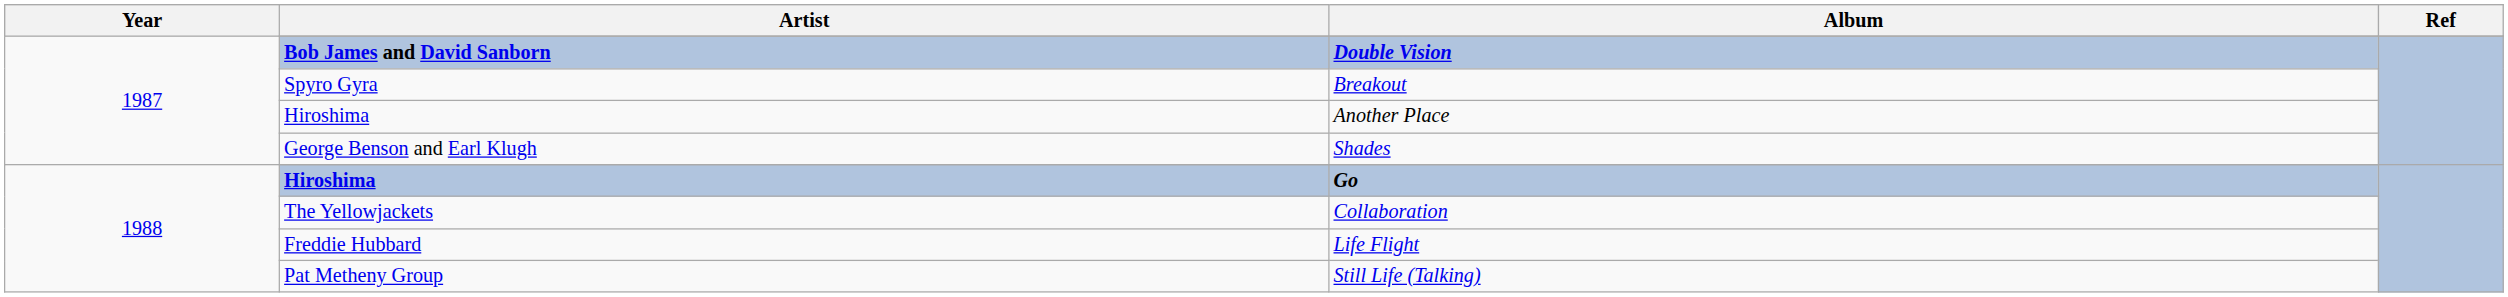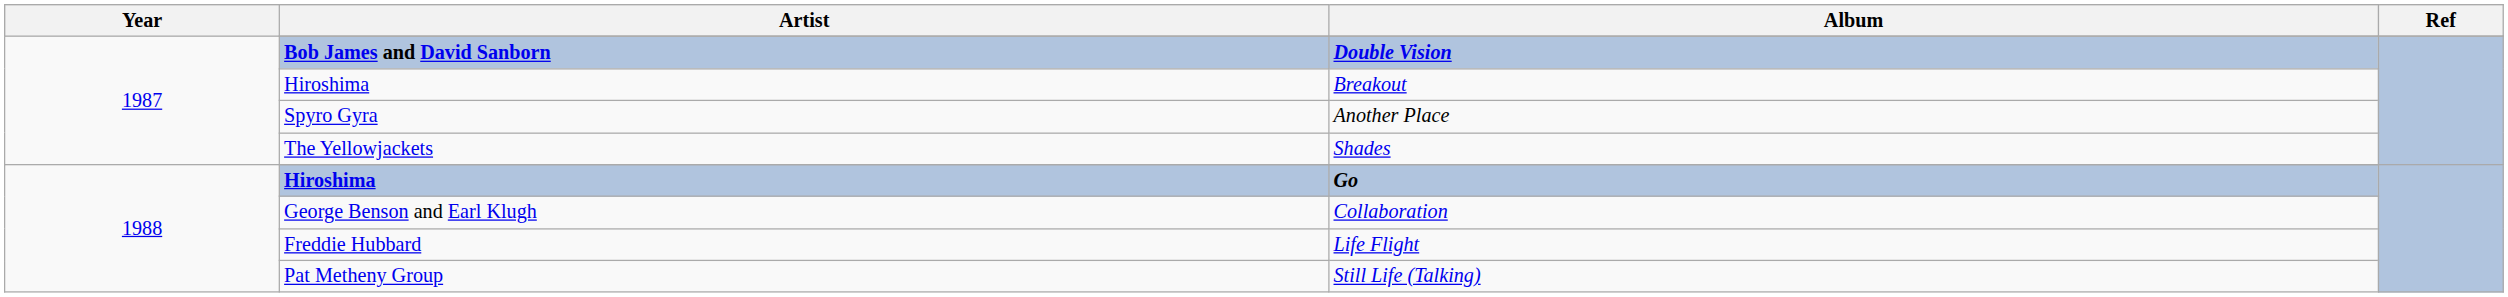(331, 84) Spyro Gyra -> (327, 84) Hiroshima
(327, 116) Hiroshima -> (331, 116) Spyro Gyra
(410, 148) George Benson and Earl Klugh -> (359, 148) The Yellowjackets
(359, 212) The Yellowjackets -> (410, 212) George Benson and Earl Klugh
